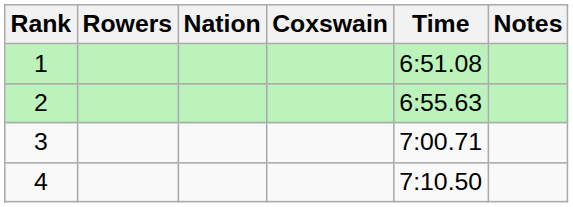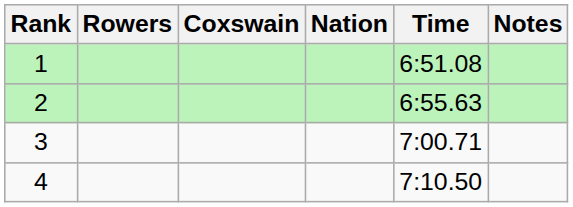columns swapped: (330, 24) <-> (222, 24)
